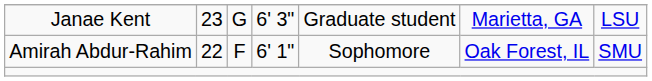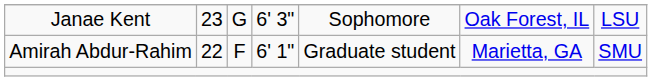(379, 20) Graduate student -> (379, 20) Sophomore
(527, 20) Marietta, GA -> (527, 20) Oak Forest, IL
(379, 51) Sophomore -> (379, 51) Graduate student
(527, 51) Oak Forest, IL -> (527, 51) Marietta, GA
